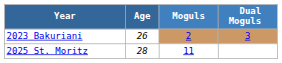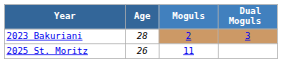(142, 37) 26 -> (142, 37) 28
(142, 51) 28 -> (142, 51) 26
